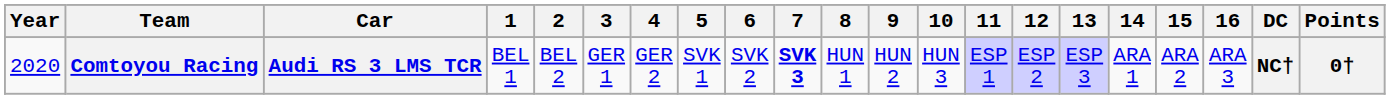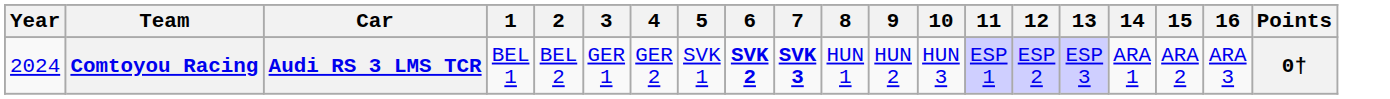- column: (1276, 21)
(35, 66) 2020 -> (35, 66) 2024
(750, 66) normal -> (750, 66) bold
